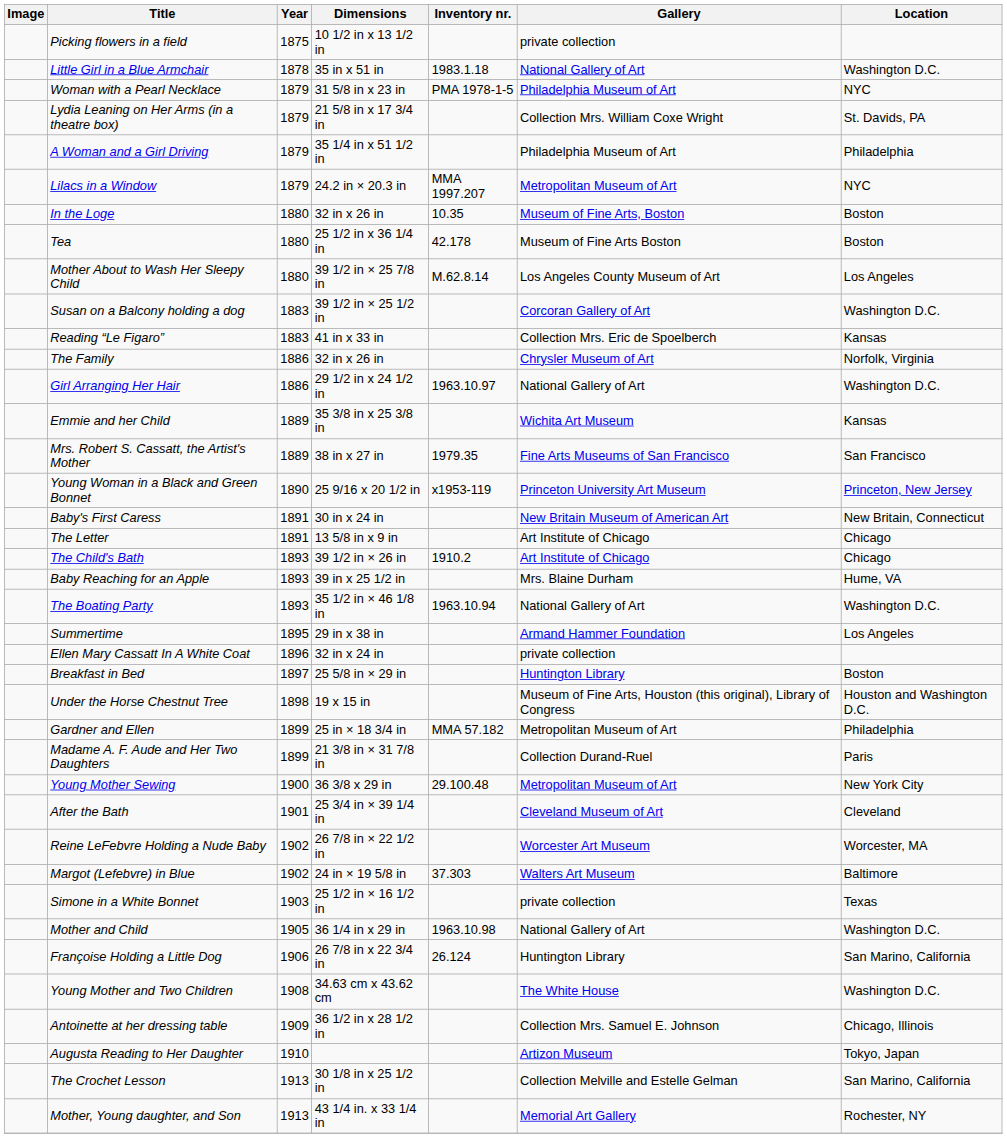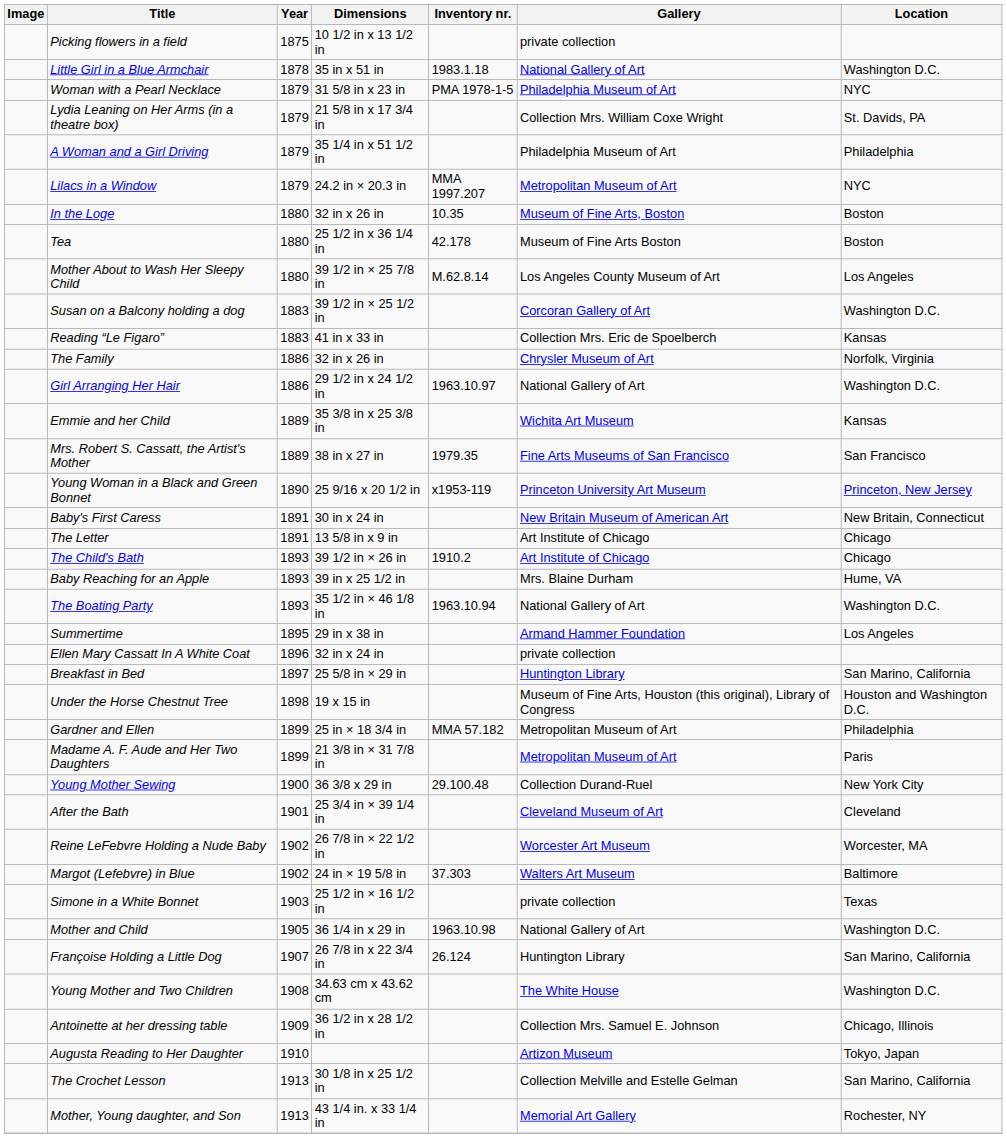(864, 674) Boston -> (907, 674) San Marino, California
(586, 757) Collection Durand-Ruel -> (598, 757) Metropolitan Museum of Art
(598, 784) Metropolitan Museum of Art -> (586, 784) Collection Durand-Ruel
(295, 956) 1906 -> (295, 956) 1907
